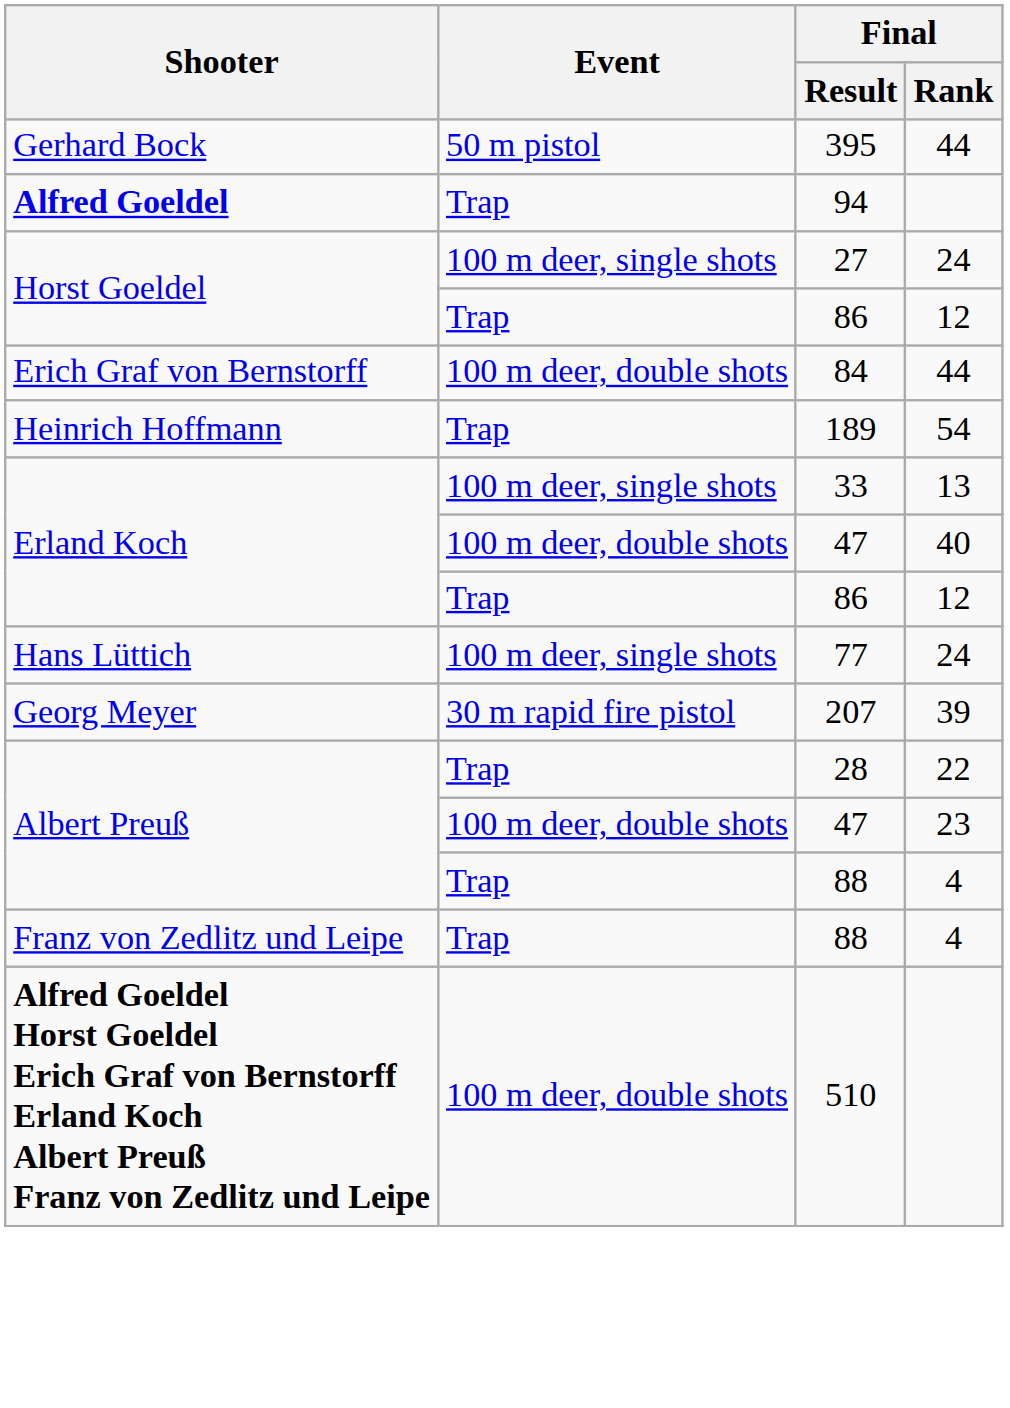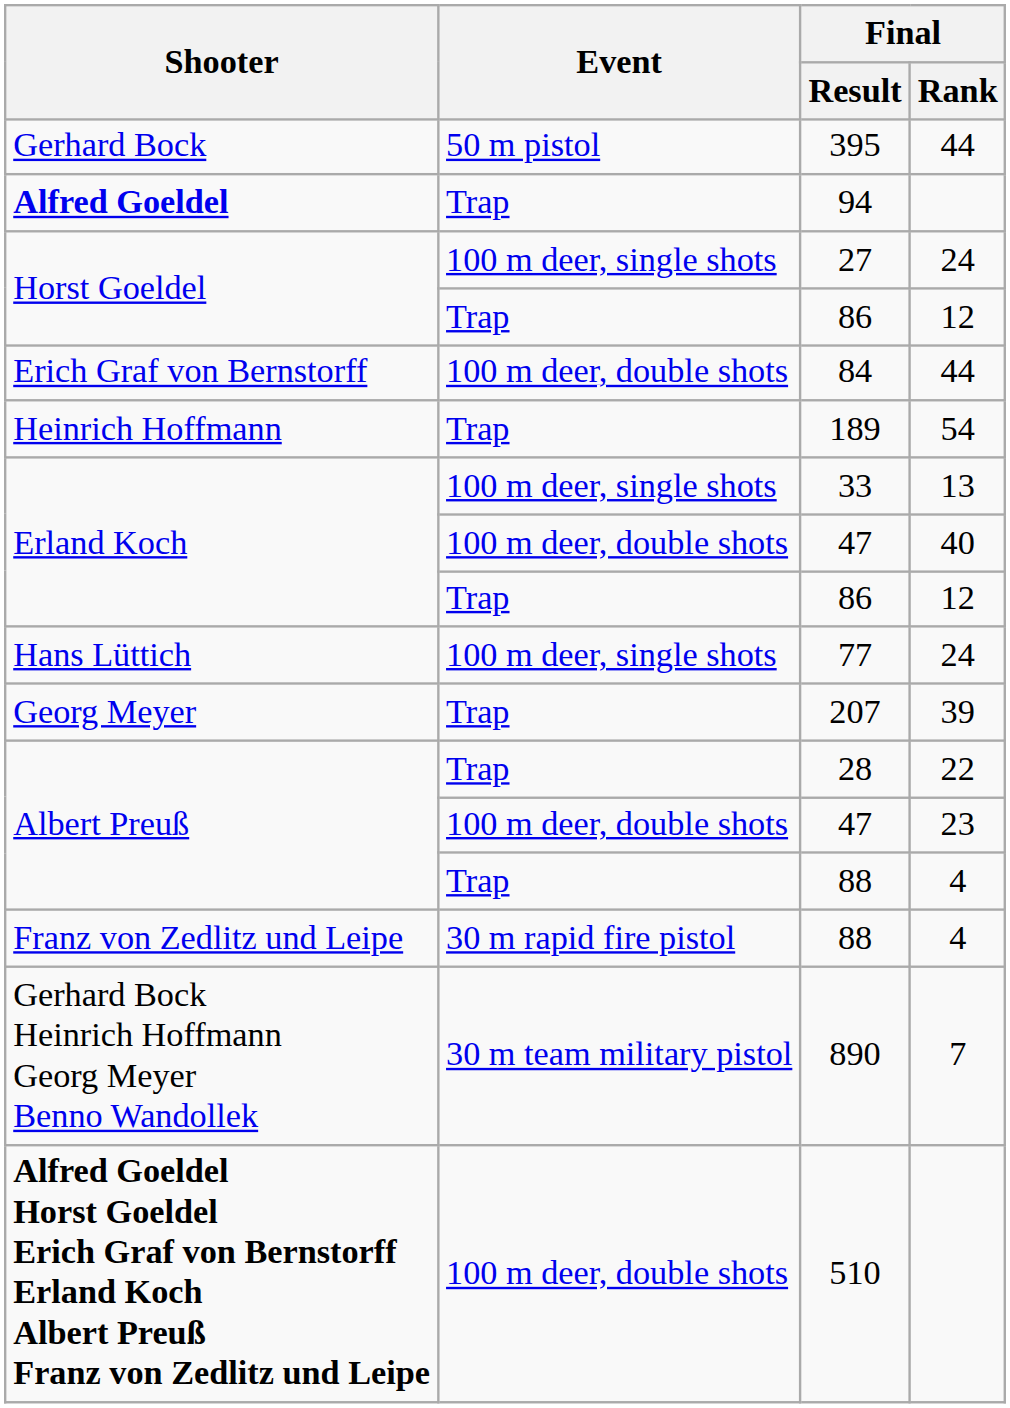(591, 711) 30 m rapid fire pistol -> (478, 711) Trap
(478, 937) Trap -> (591, 937) 30 m rapid fire pistol
+ row: (147, 1054)
